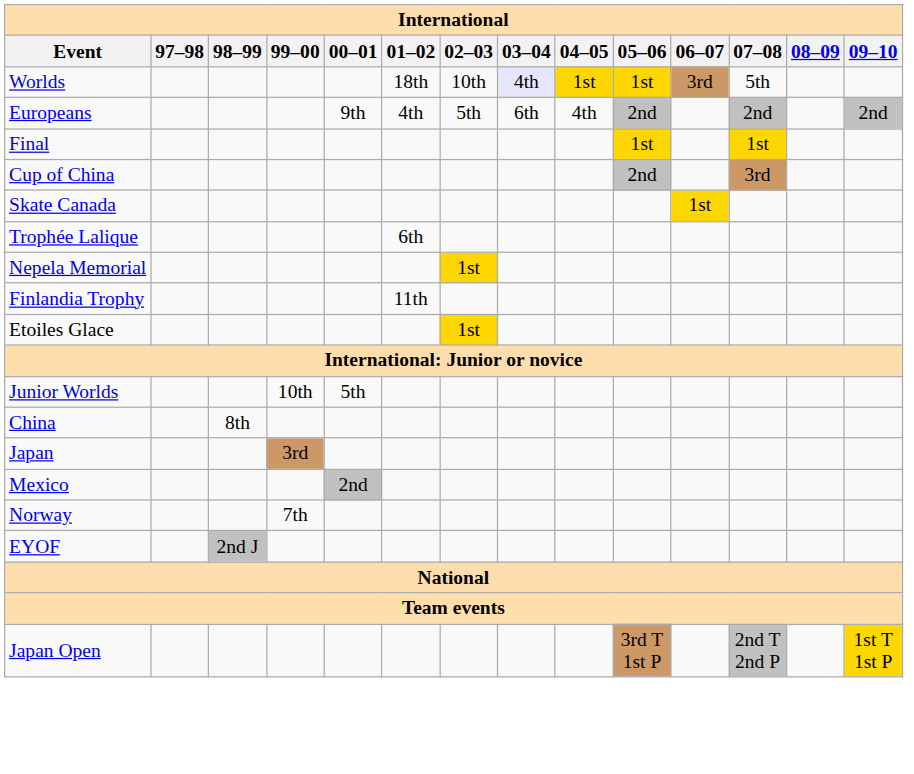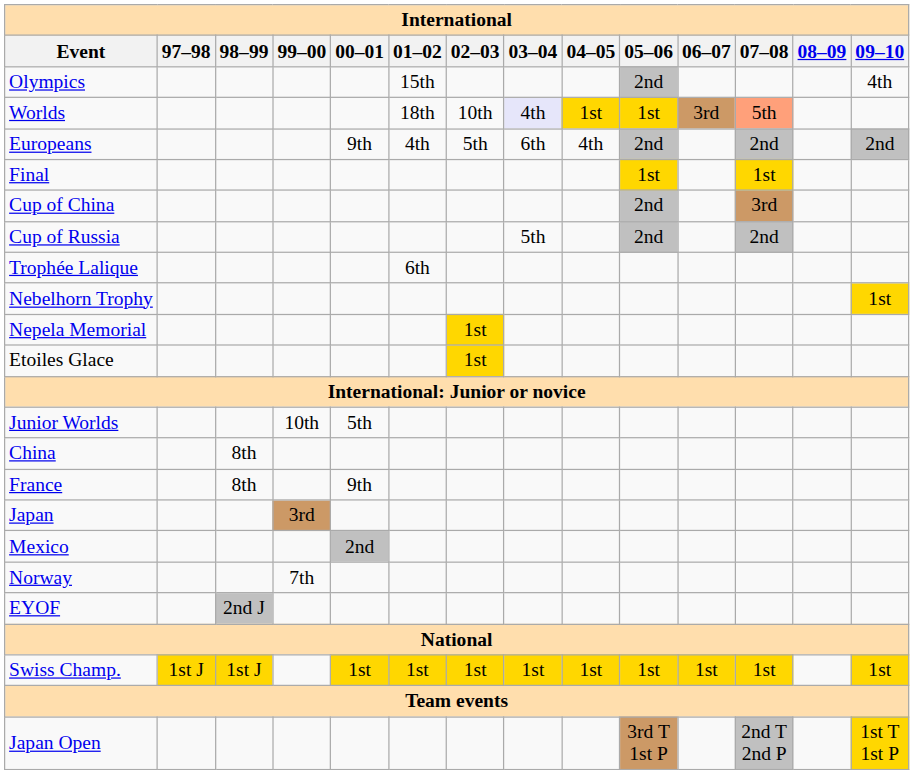+ row: (47, 81)
(758, 81) no background -> (764, 112) lightsalmon background
+ row: (64, 236)
- row: (63, 205)
+ row: (81, 298)
- row: (77, 298)
+ row: (36, 484)
+ row: (65, 670)
